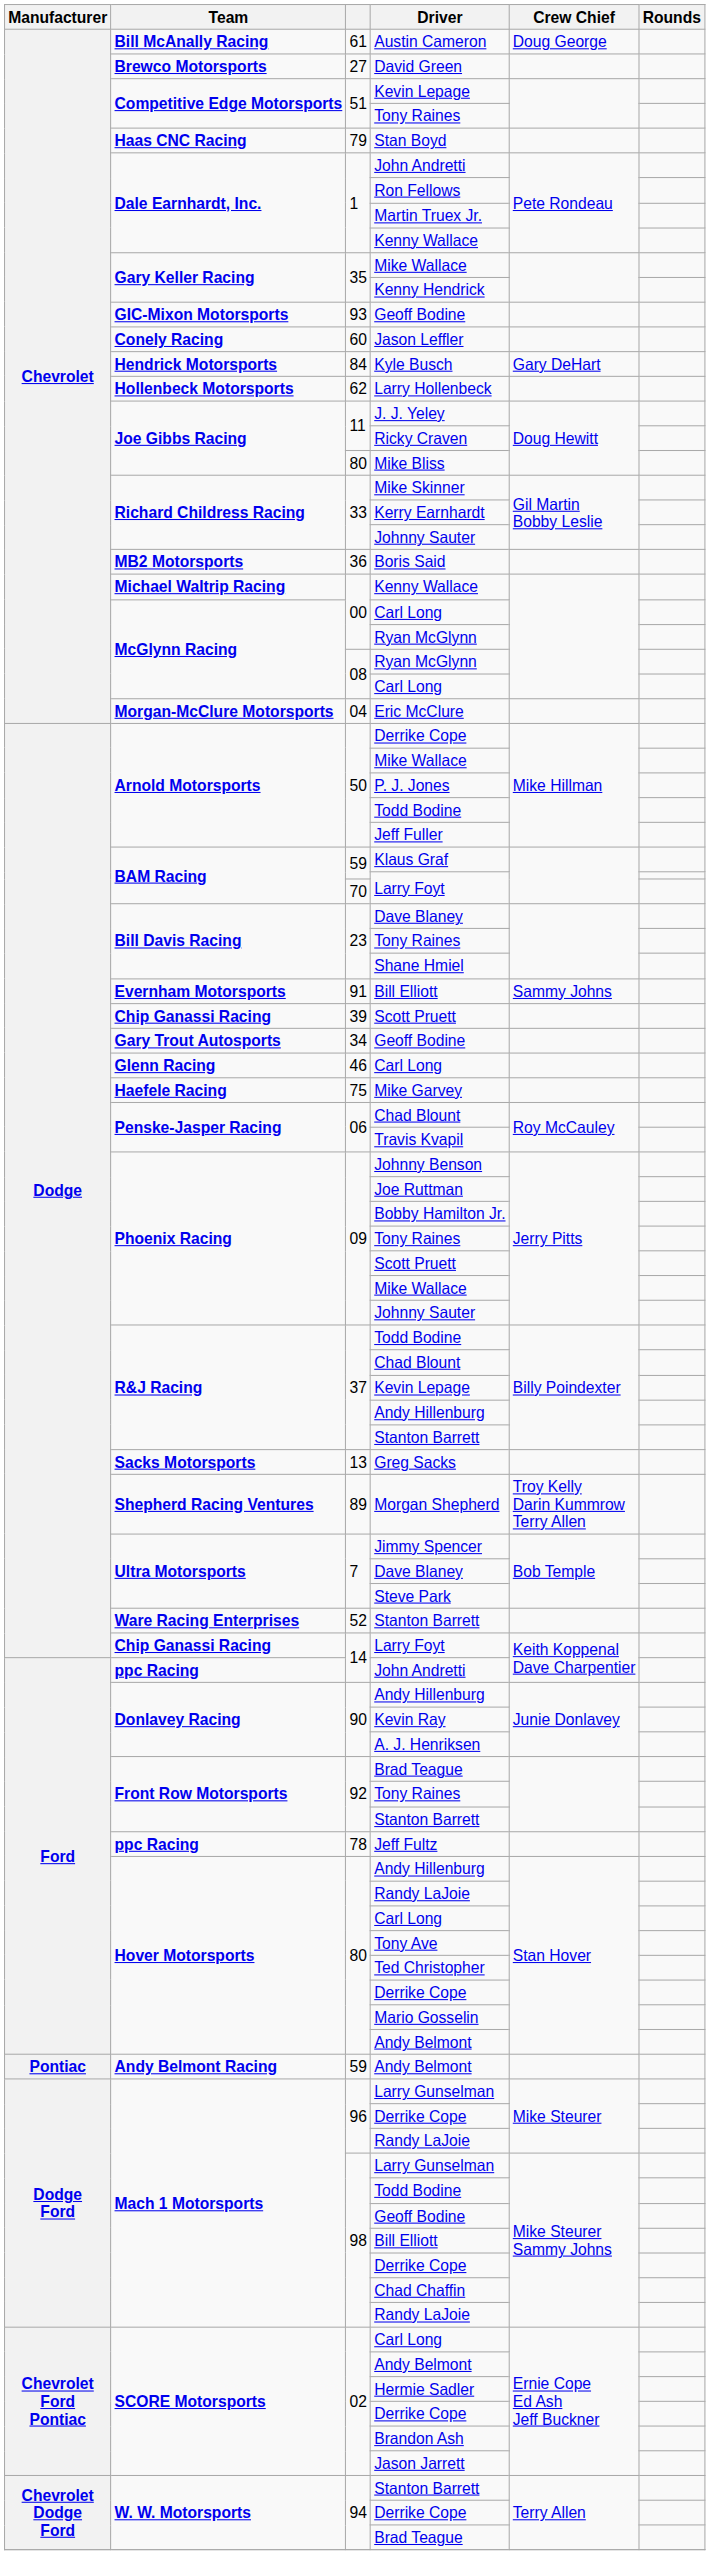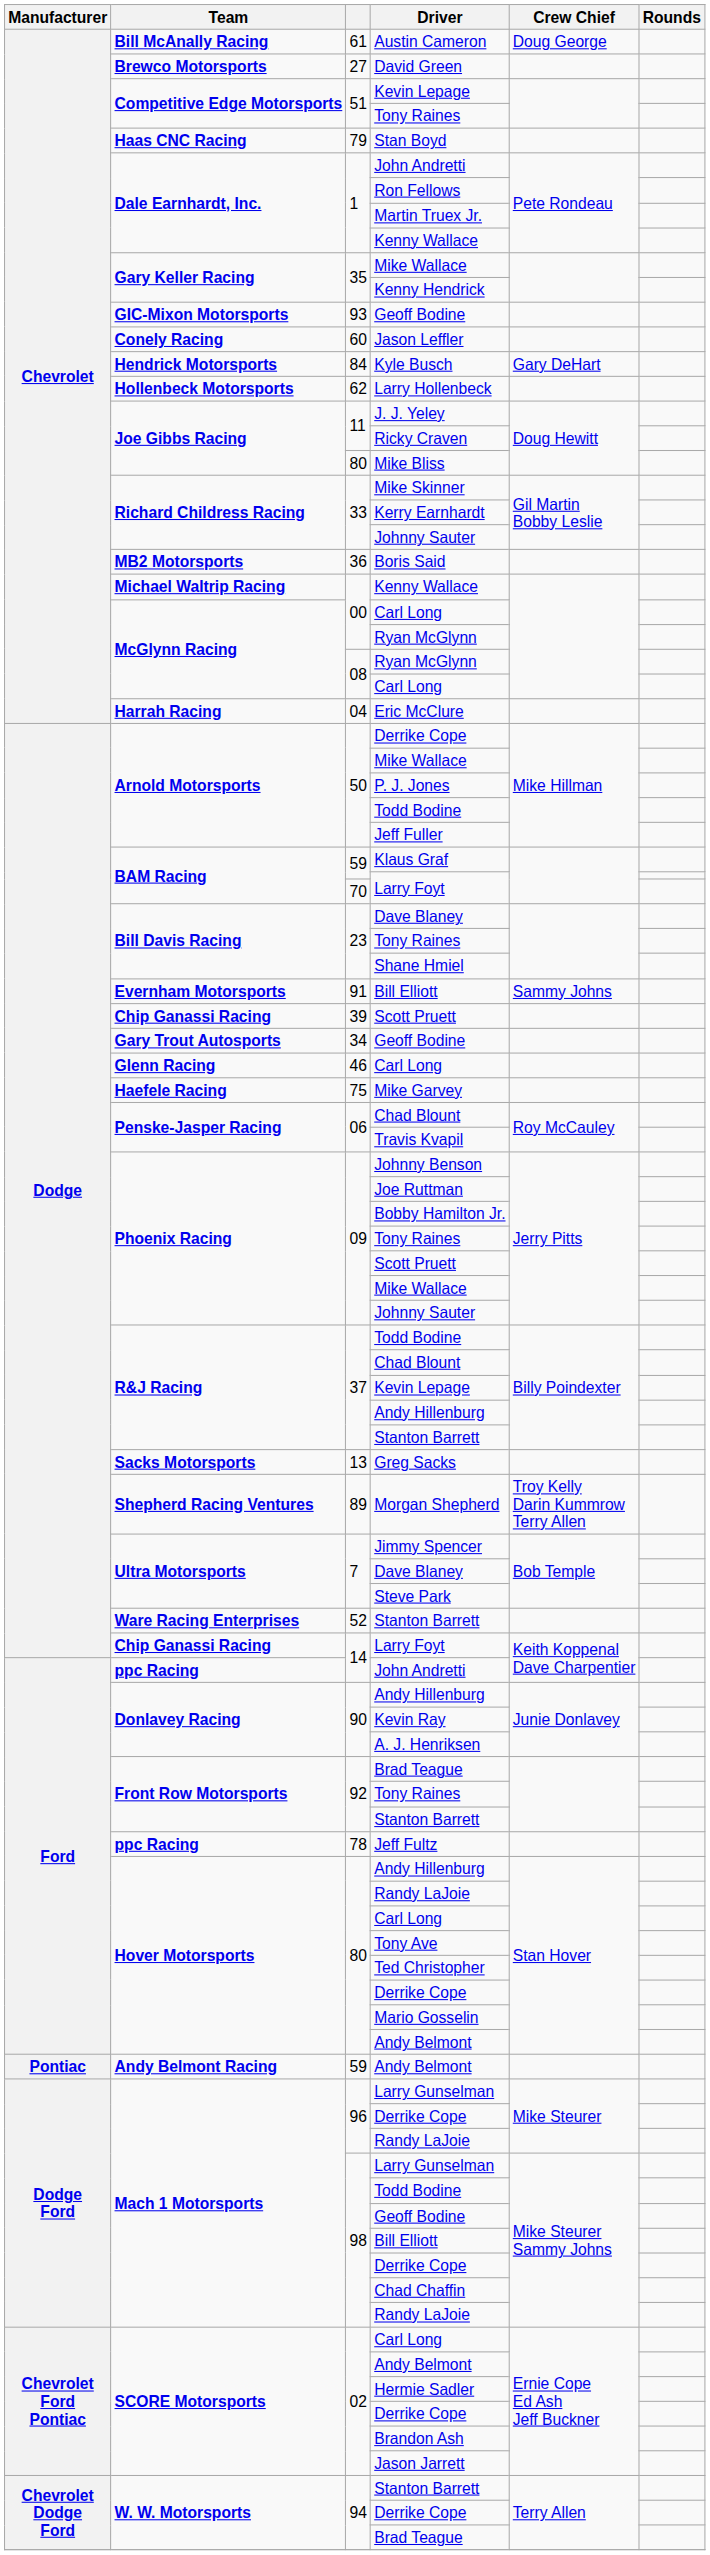(224, 711) Morgan-McClure Motorsports -> (168, 711) Harrah Racing
